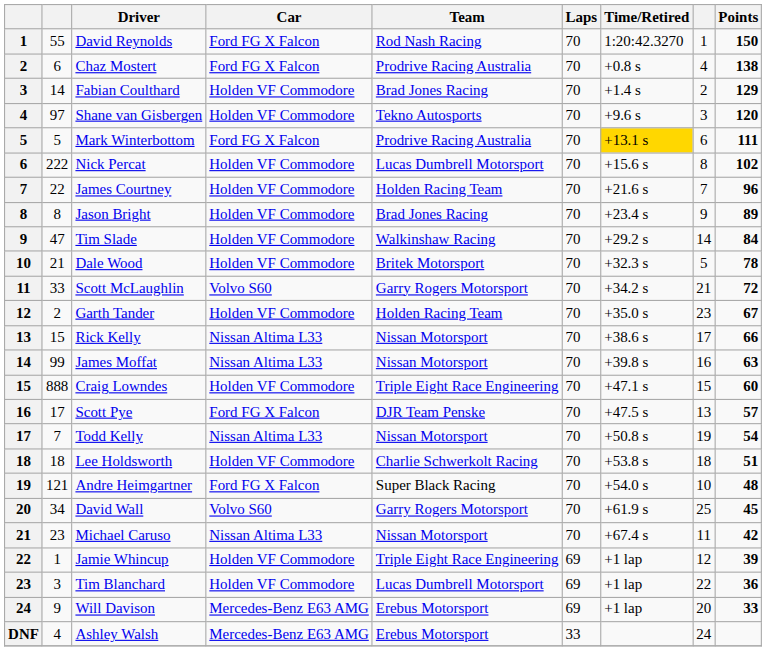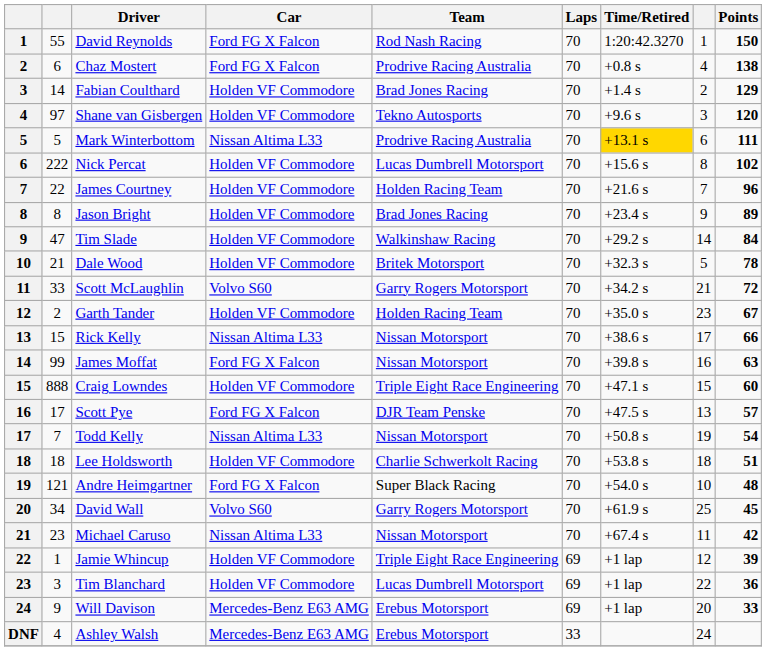(264, 139) Ford FG X Falcon -> (266, 139) Nissan Altima L33
(266, 361) Nissan Altima L33 -> (264, 361) Ford FG X Falcon
